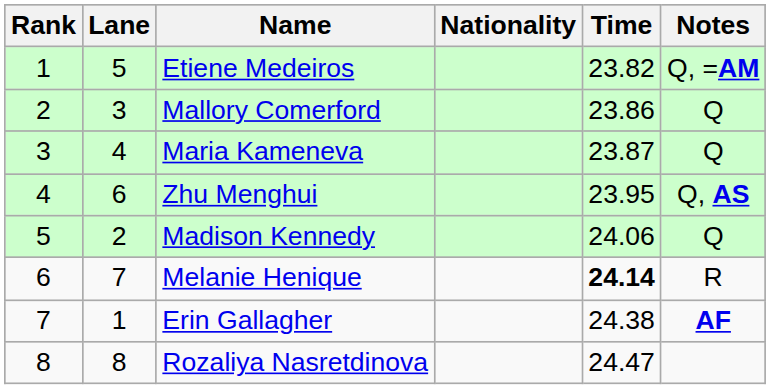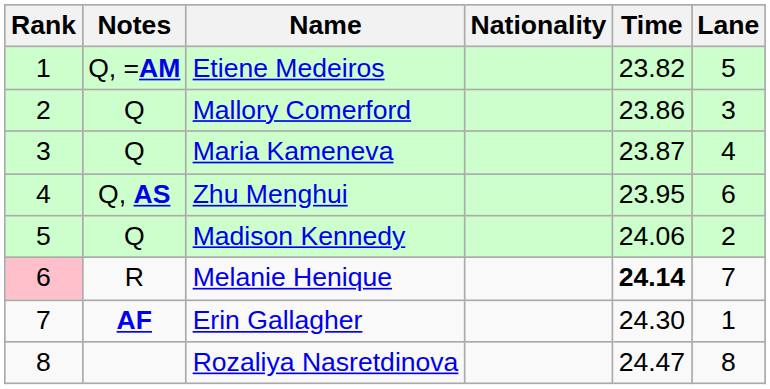columns swapped: (119, 25) <-> (713, 25)
(43, 278) no background -> (43, 278) pink background
(622, 320) 24.38 -> (652, 320) 24.30
